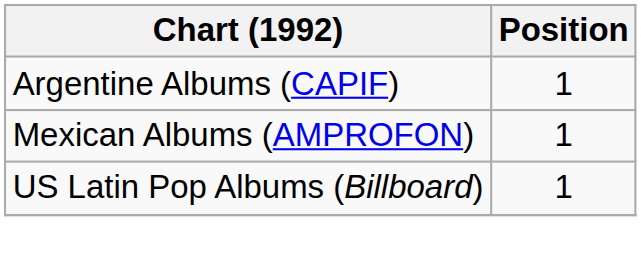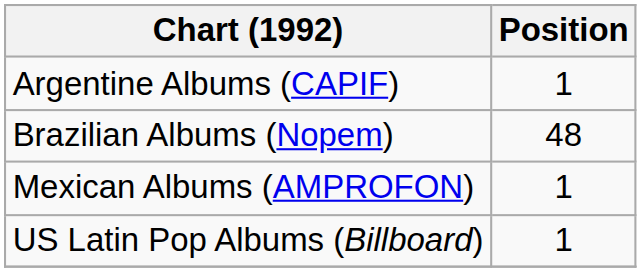+ row: (203, 135)
